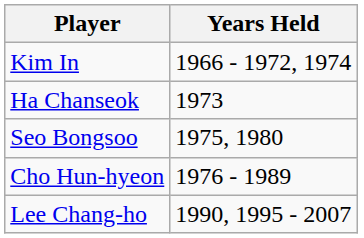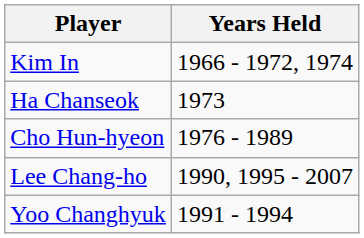- row: (74, 137)
+ row: (88, 213)
